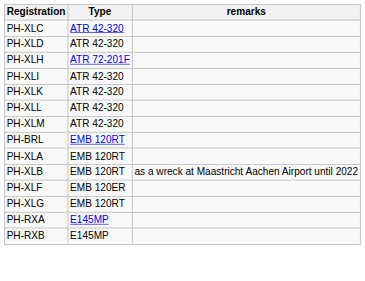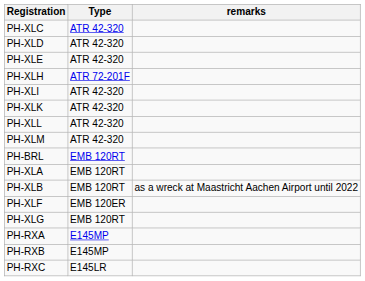+ row: (25, 60)
+ row: (26, 268)
